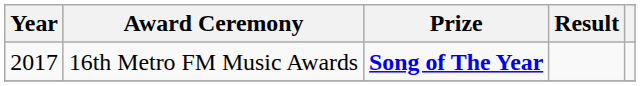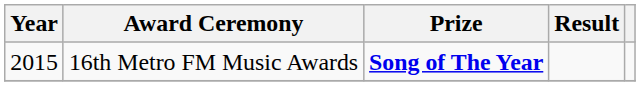(34, 61) 2017 -> (34, 61) 2015
